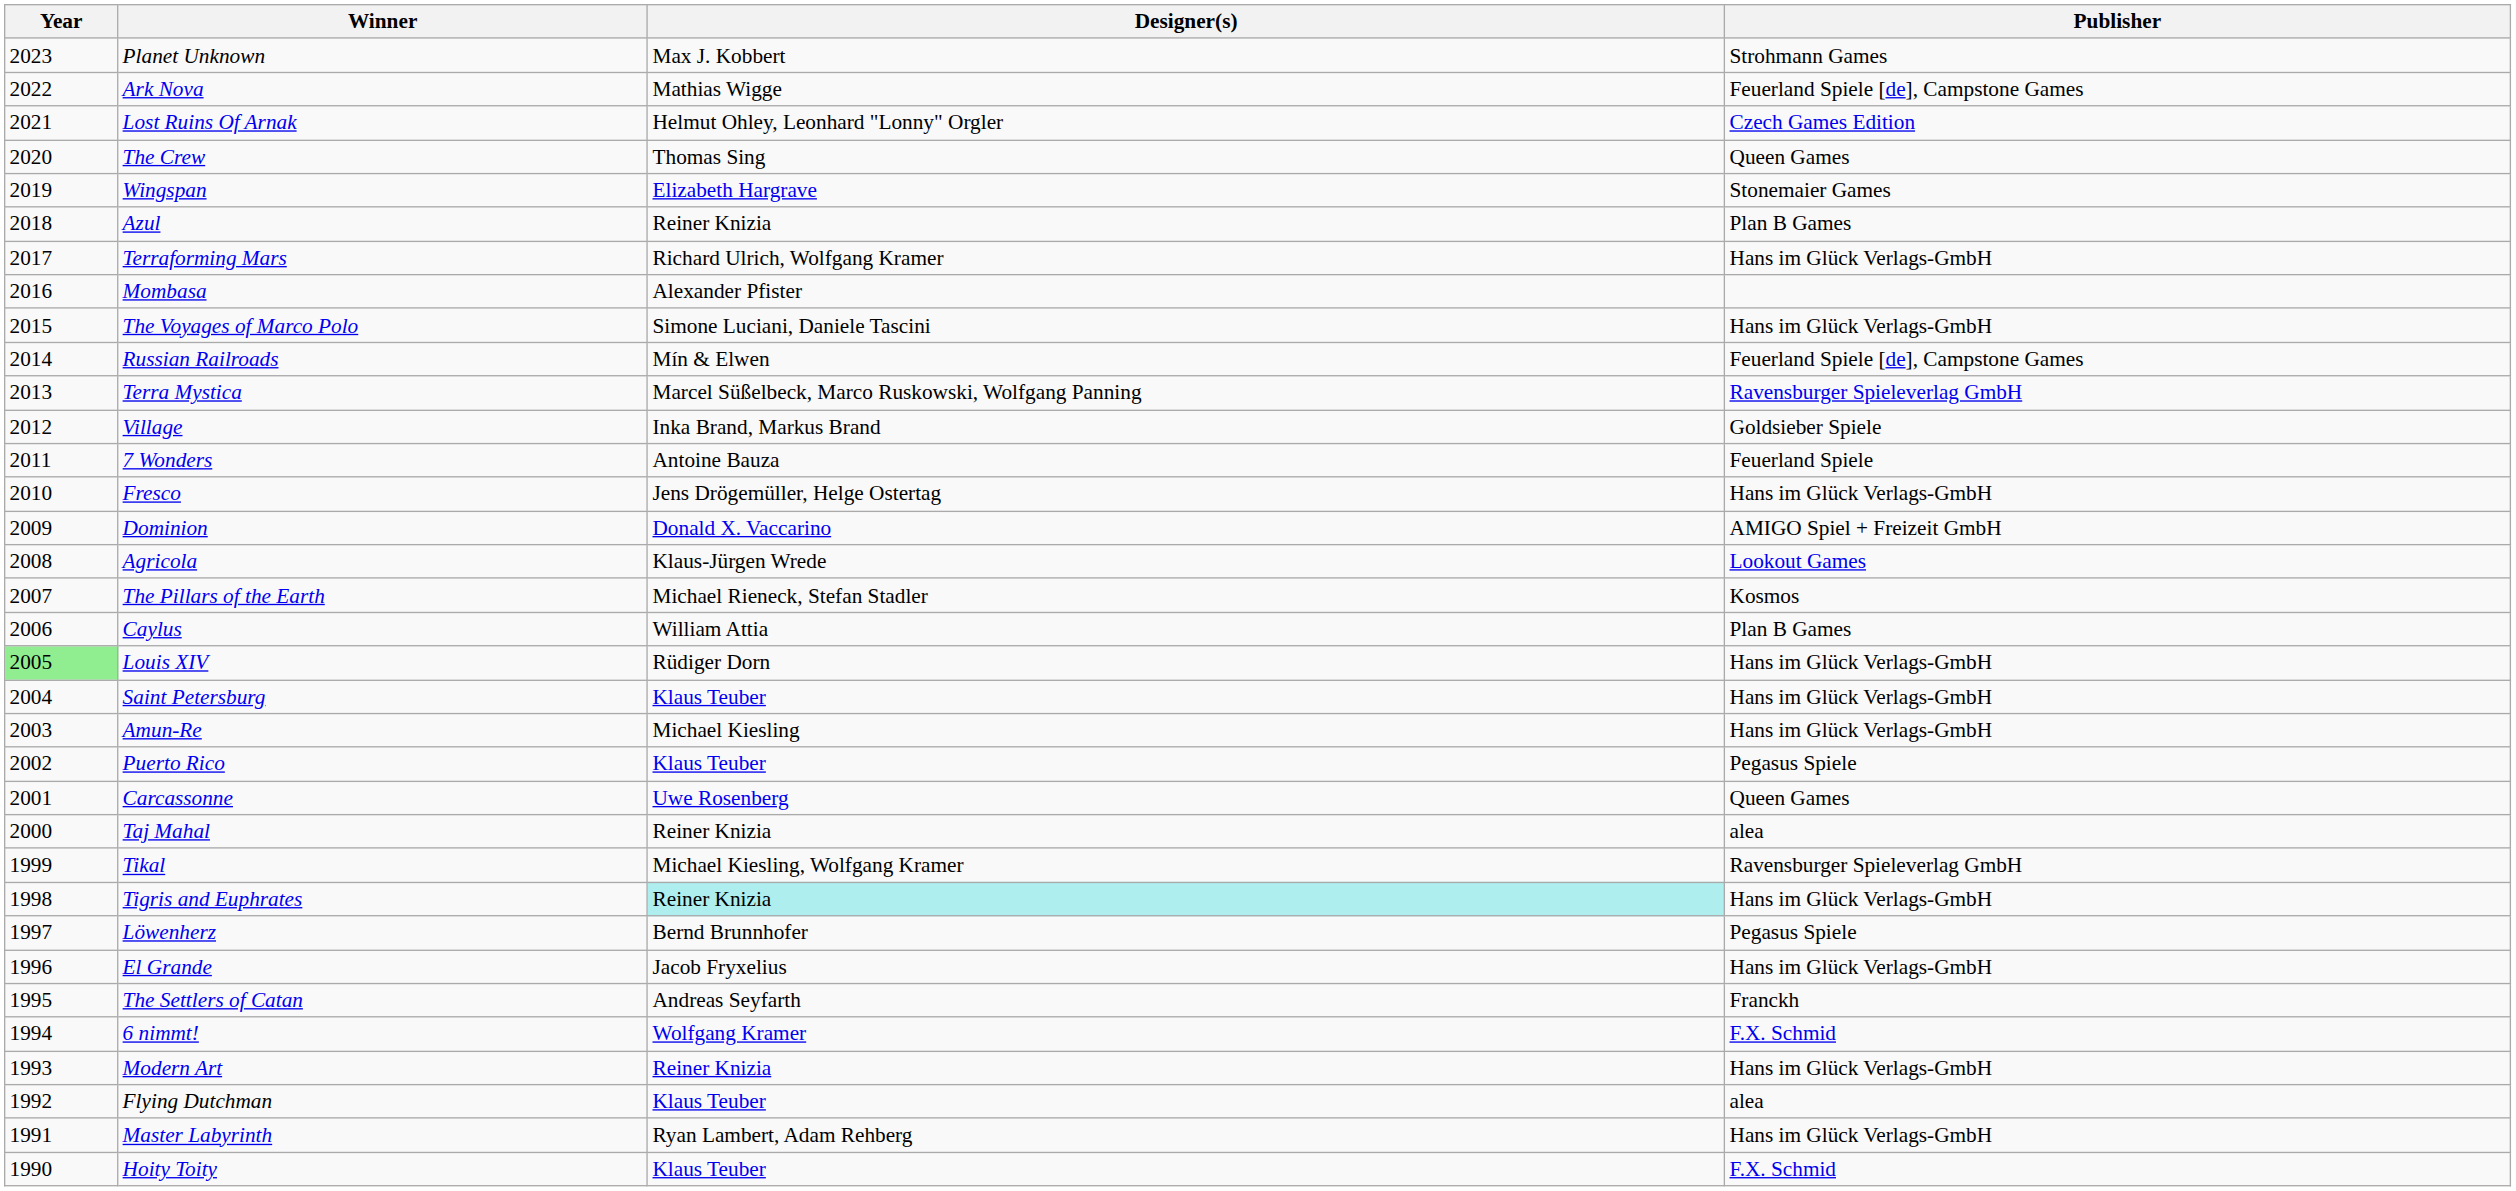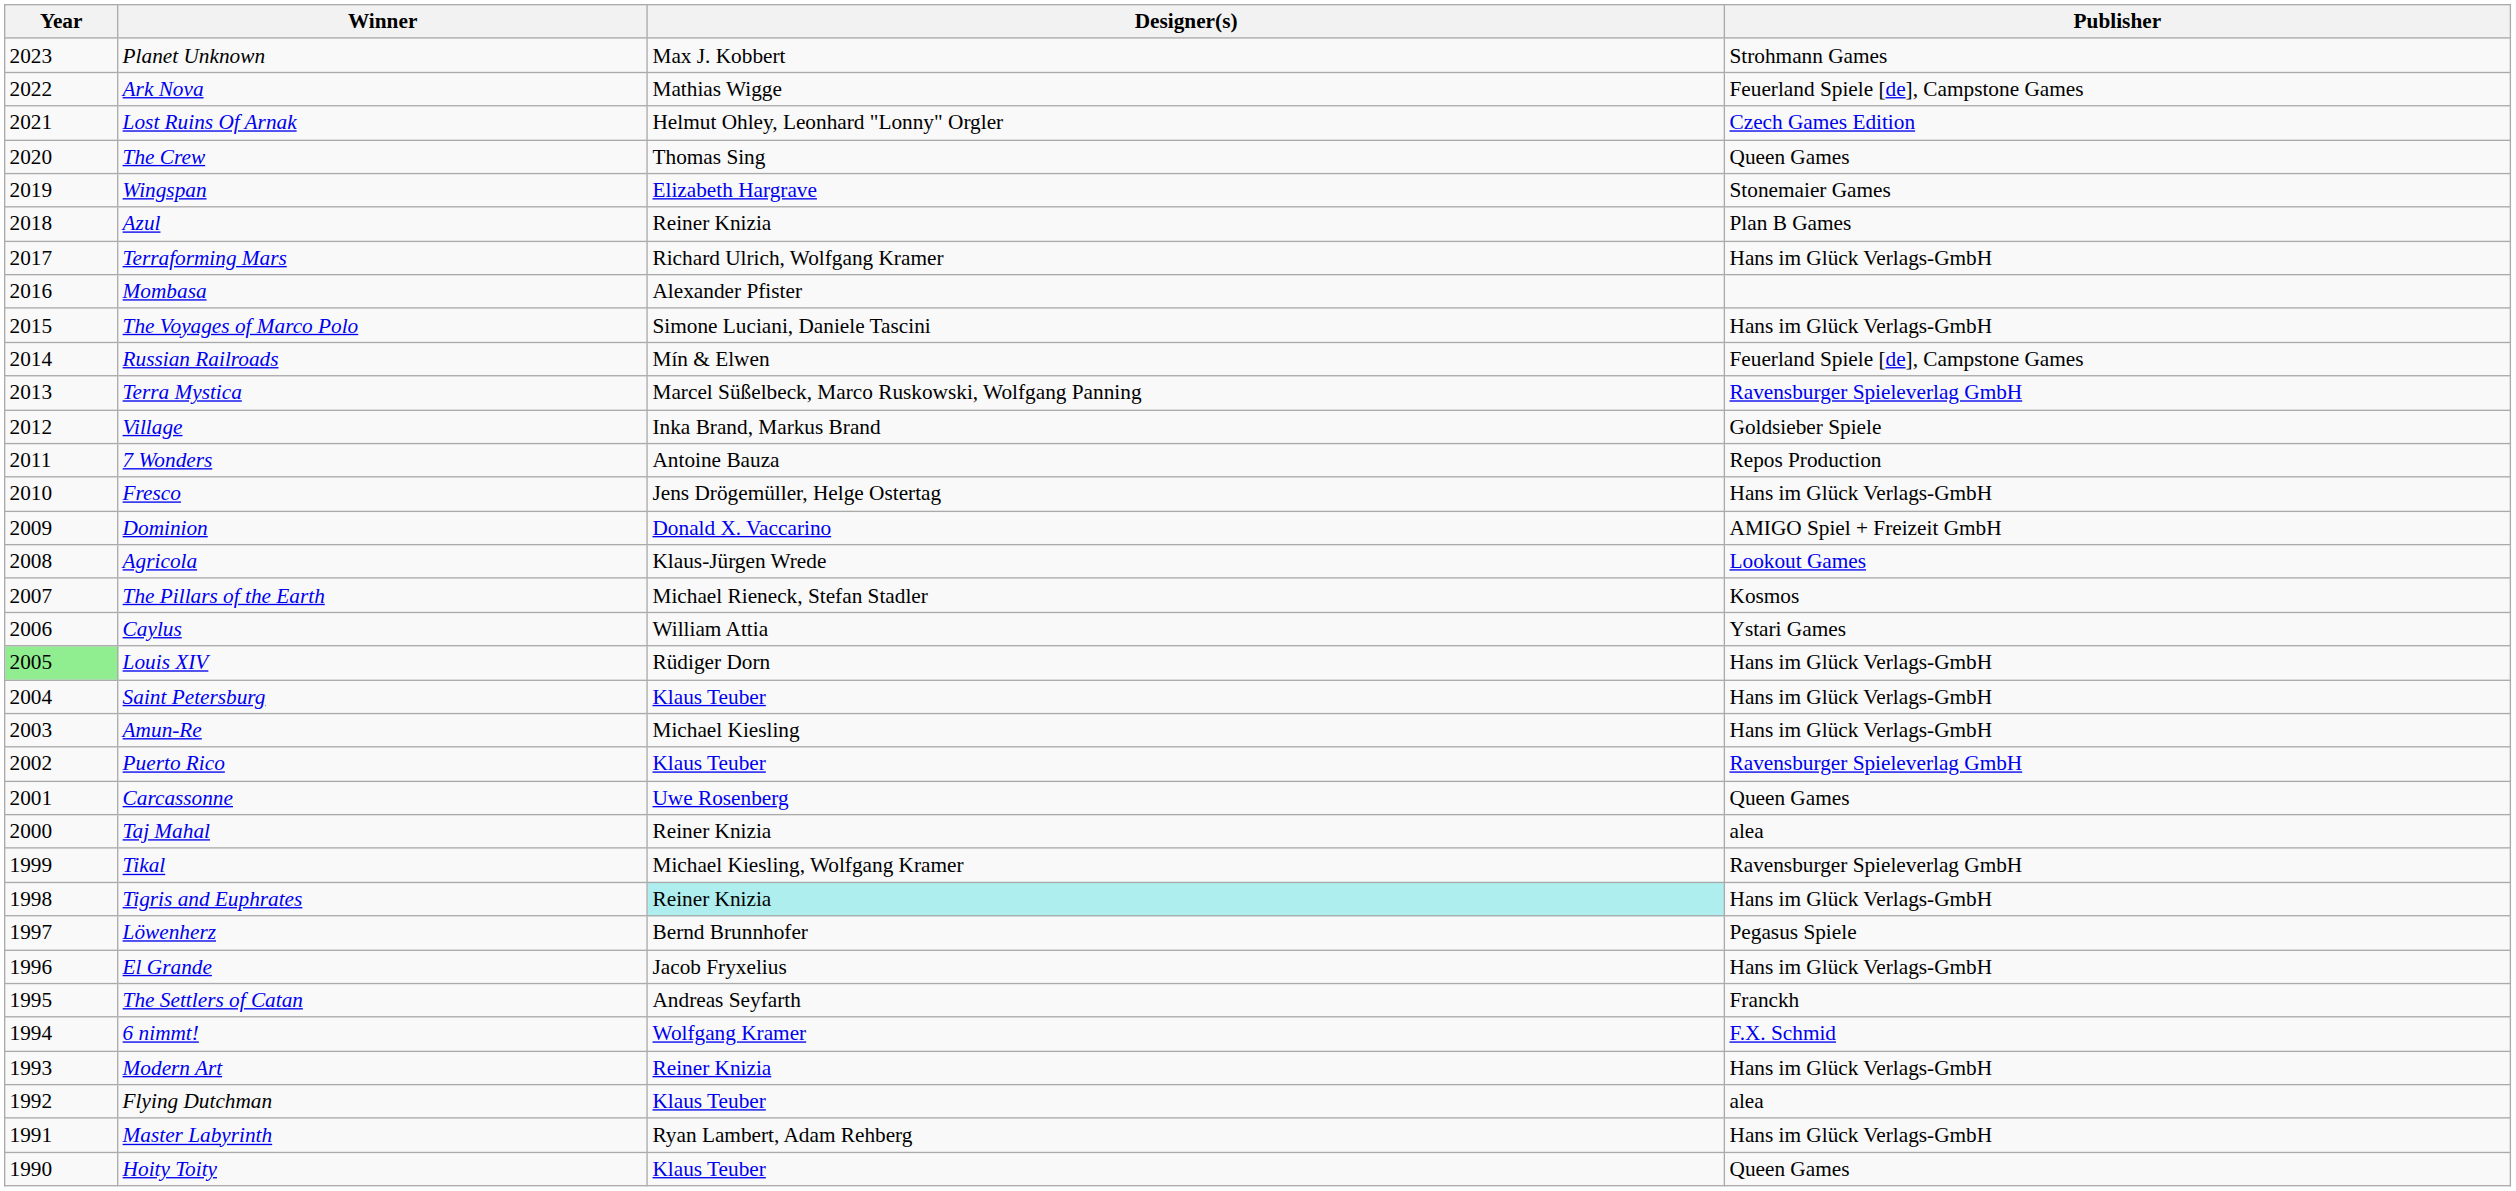(1801, 460) Feuerland Spiele -> (1805, 460) Repos Production
(1790, 628) Plan B Games -> (1788, 628) Ystari Games
(1793, 763) Pegasus Spiele -> (1876, 763) Ravensburger Spieleverlag GmbH
(1783, 1168) F.X. Schmid -> (1789, 1168) Queen Games
